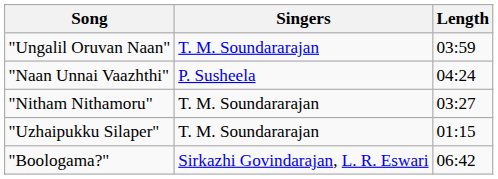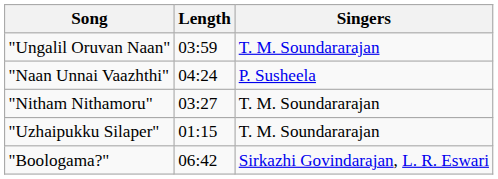columns swapped: (303, 18) <-> (463, 18)
